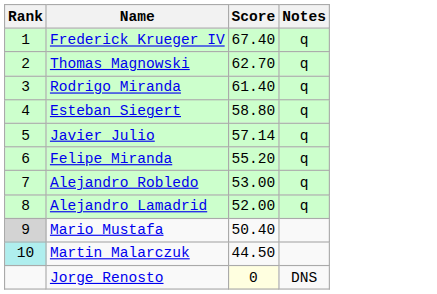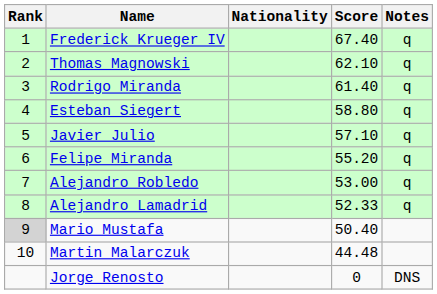+ column: (280, 16)
(253, 64) 62.70 -> (357, 64) 62.10
(253, 135) 57.14 -> (357, 135) 57.10
(253, 206) 52.00 -> (357, 206) 52.33
(25, 254) paleturquoise background -> (25, 254) no background
(253, 254) 44.50 -> (357, 254) 44.48
(253, 277) lightyellow background -> (357, 277) no background
